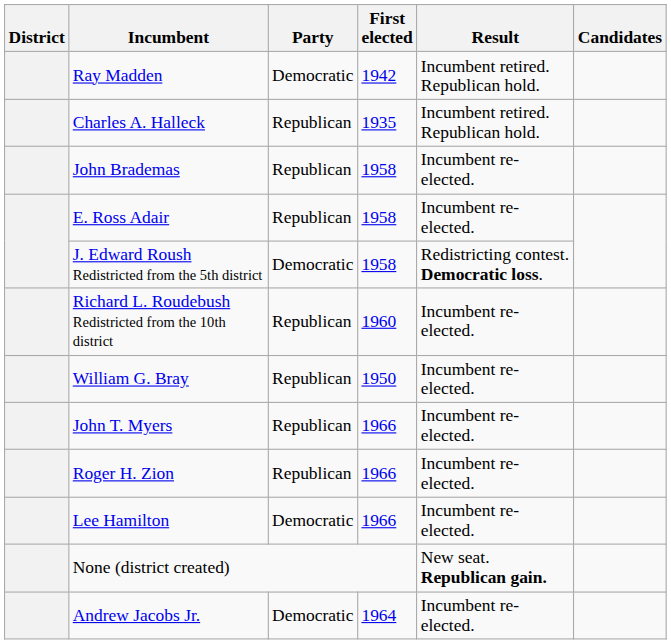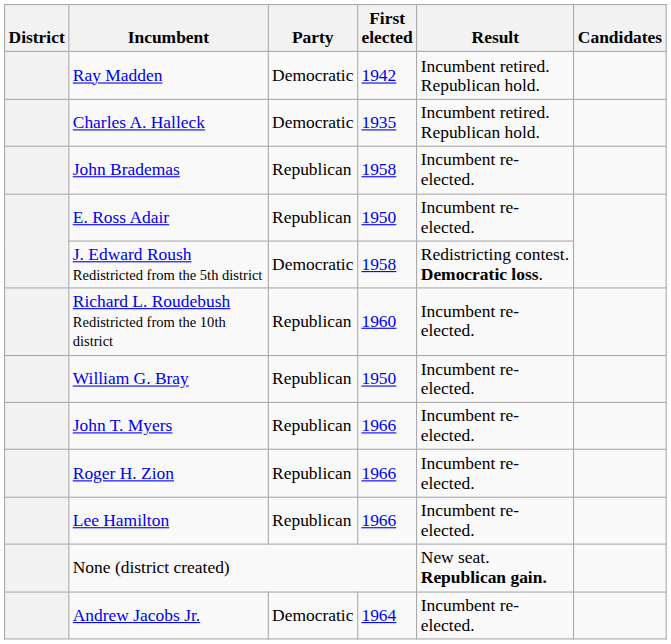(312, 122) Republican -> (313, 122) Democratic
(379, 217) 1958 -> (379, 217) 1950
(313, 520) Democratic -> (312, 520) Republican
